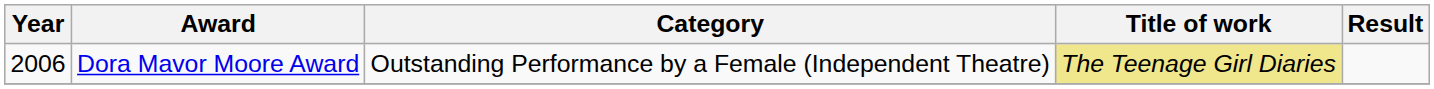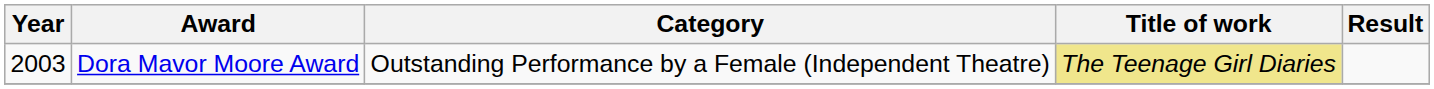(38, 63) 2006 -> (38, 63) 2003
